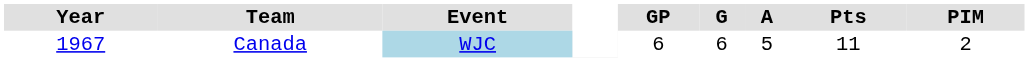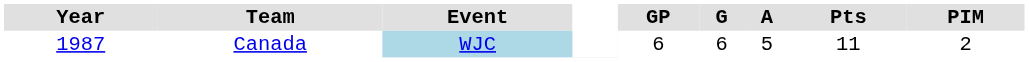(81, 44) 1967 -> (81, 44) 1987
